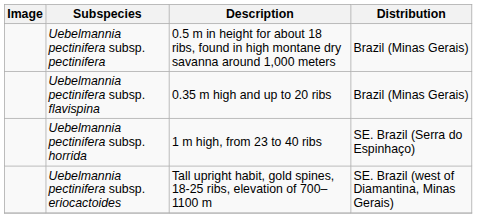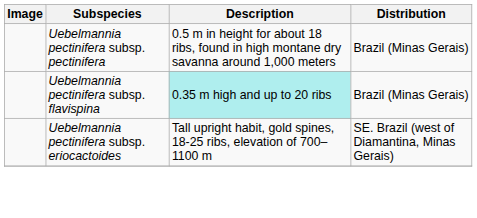(252, 94) no background -> (252, 94) paleturquoise background
- row: (97, 142)
